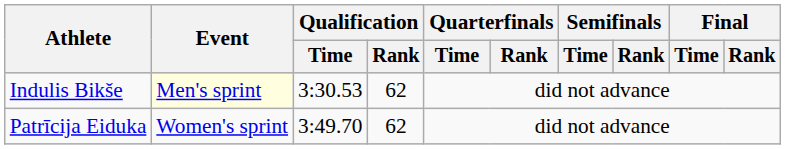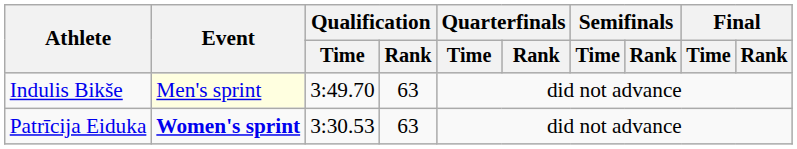(330, 90) 3:30.53 -> (342, 90) 3:49.70
(396, 90) 62 -> (408, 90) 63
(222, 126) normal -> (228, 126) bold
(330, 126) 3:49.70 -> (342, 126) 3:30.53
(396, 126) 62 -> (408, 126) 63
